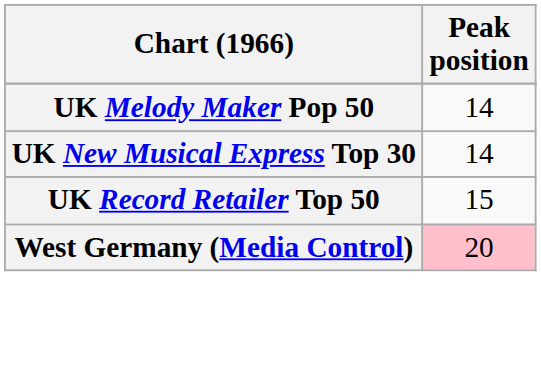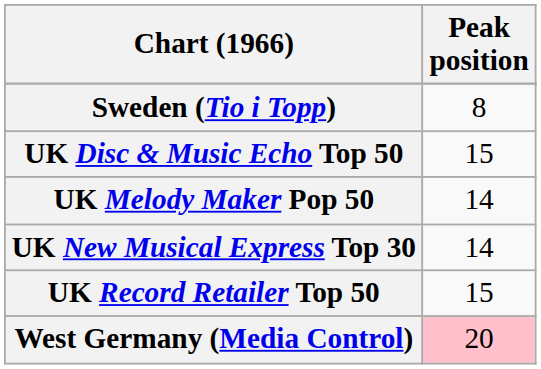+ row: (214, 107)
+ row: (214, 153)
